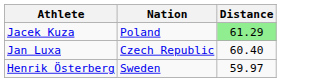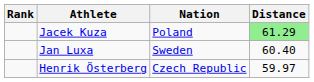+ column: (21, 14)
(167, 50) Czech Republic -> (173, 50) Sweden
(140, 68) Sweden -> (199, 68) Czech Republic
